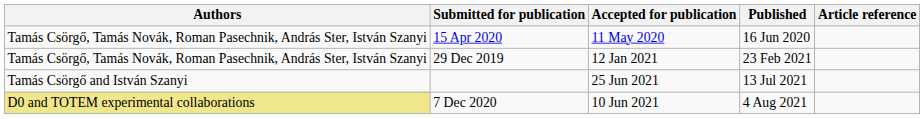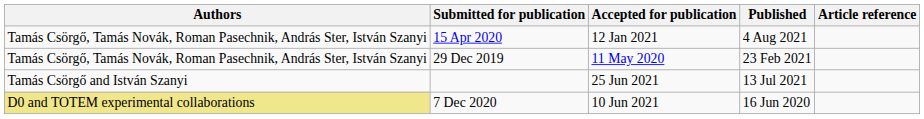(628, 37) 11 May 2020 -> (625, 37) 12 Jan 2021
(776, 37) 16 Jun 2020 -> (775, 37) 4 Aug 2021
(625, 59) 12 Jan 2021 -> (628, 59) 11 May 2020
(775, 102) 4 Aug 2021 -> (776, 102) 16 Jun 2020
